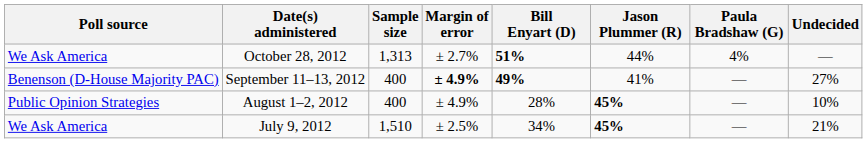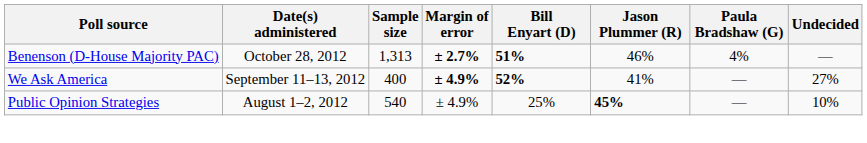(58, 56) We Ask America -> (113, 56) Benenson (D-House Majority PAC)
(457, 56) normal -> (457, 56) bold
(640, 56) 44% -> (640, 56) 46%
(113, 79) Benenson (D-House Majority PAC) -> (58, 79) We Ask America
(510, 79) 49% -> (510, 79) 52%
(395, 102) 400 -> (395, 102) 540
(541, 102) 28% -> (541, 102) 25%
- row: (295, 126)
